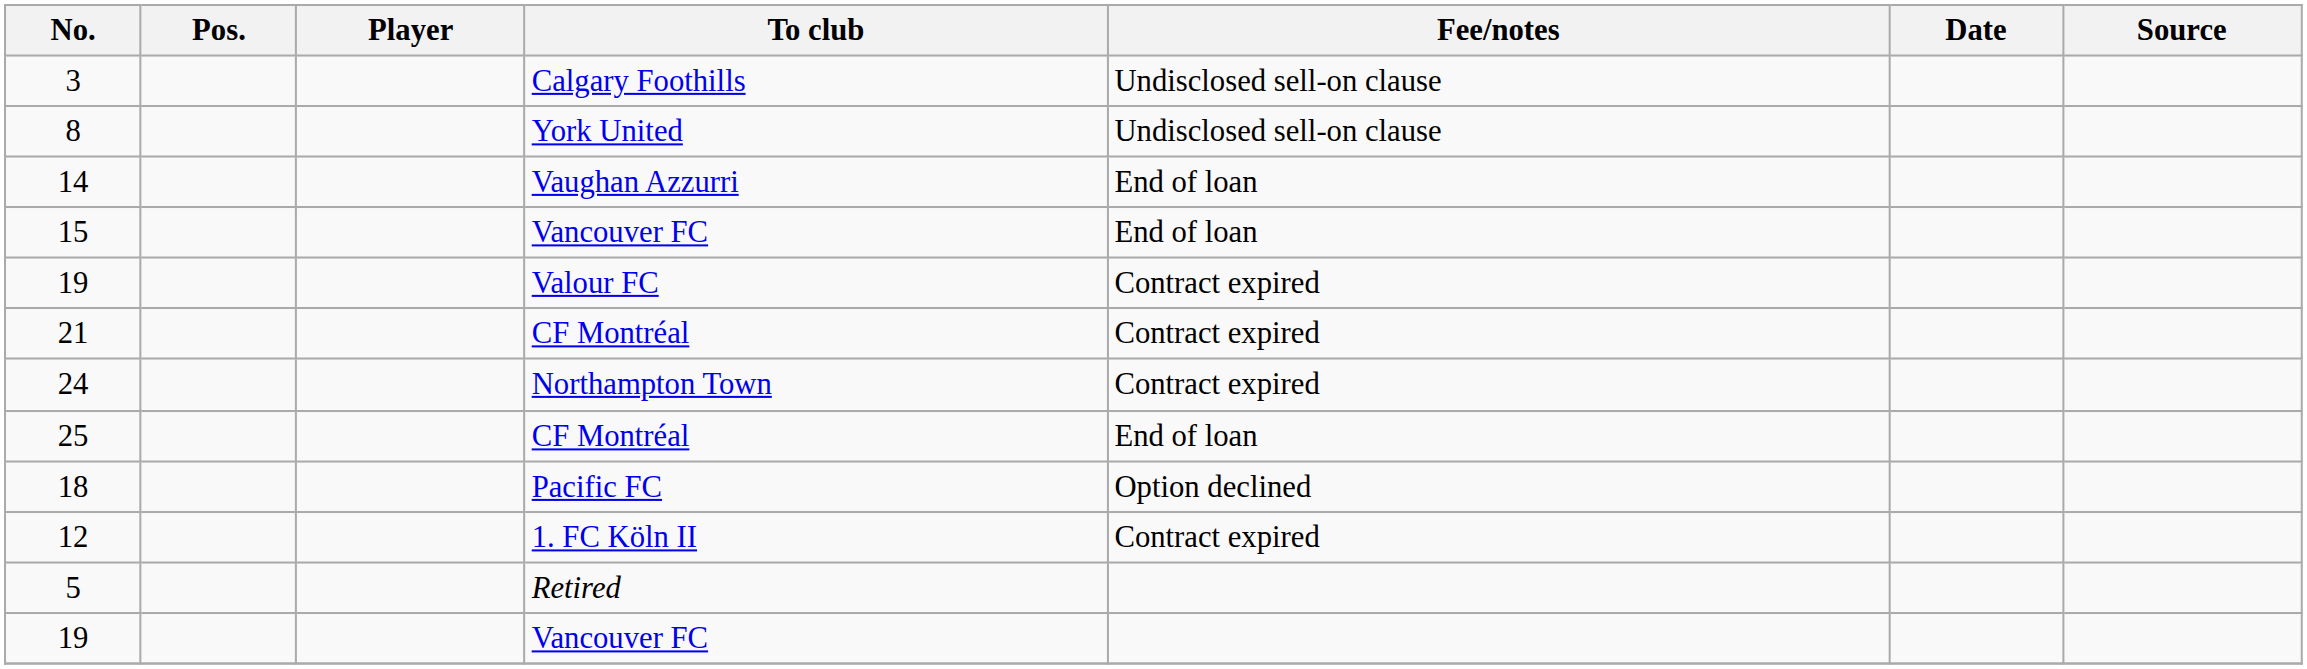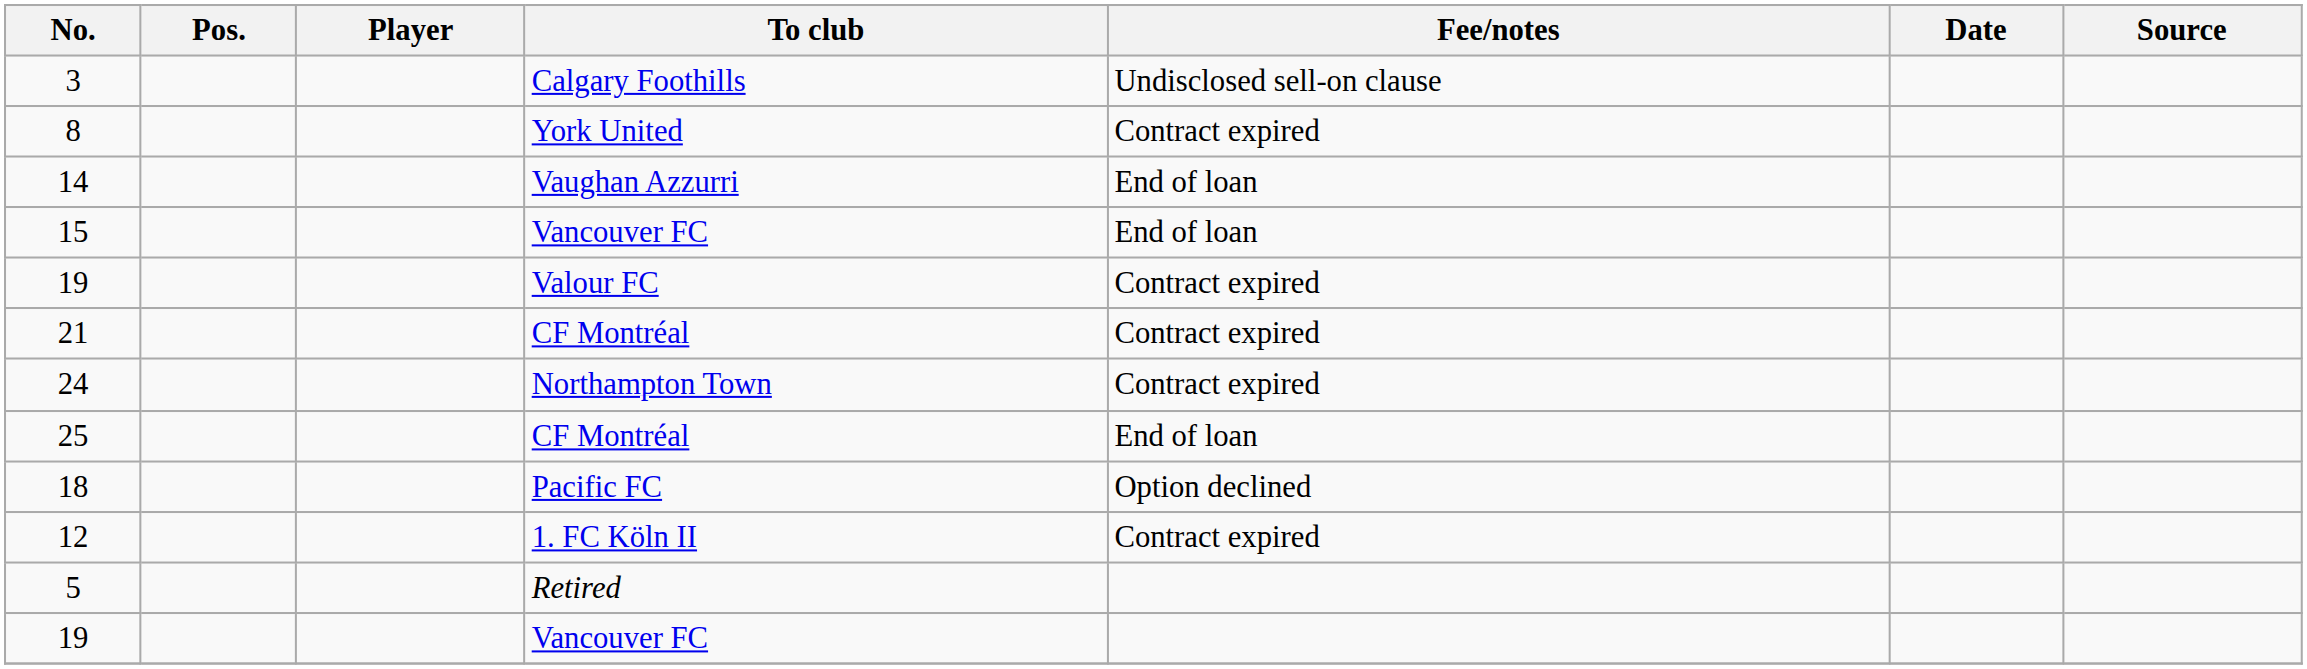(1278, 131) Undisclosed sell-on clause -> (1217, 131) Contract expired
